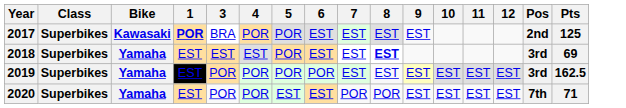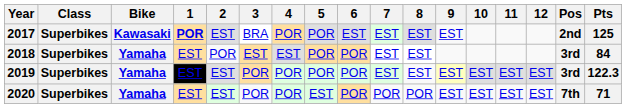+ column: (223, 14)
(321, 53) EST -> (354, 53) POR
(387, 53) bold -> (420, 53) normal
(570, 53) 69 -> (603, 53) 84
(570, 73) 162.5 -> (603, 73) 122.3
(321, 93) EST -> (354, 93) POR
